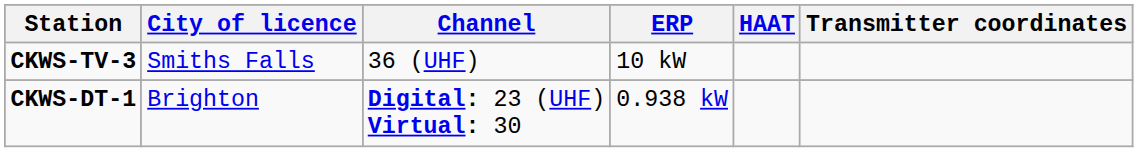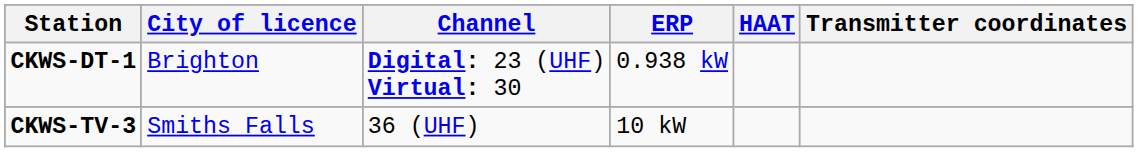rows swapped: (73, 62) <-> (73, 100)
